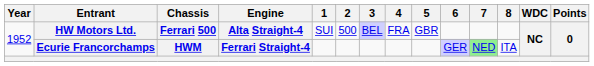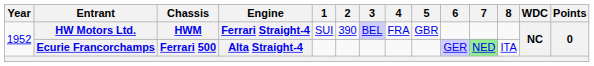(188, 31) Ferrari 500 -> (188, 31) HWM
(266, 31) Alta Straight-4 -> (266, 31) Ferrari Straight-4
(348, 31) 500 -> (348, 31) 390
(188, 48) HWM -> (188, 48) Ferrari 500
(266, 48) Ferrari Straight-4 -> (266, 48) Alta Straight-4
